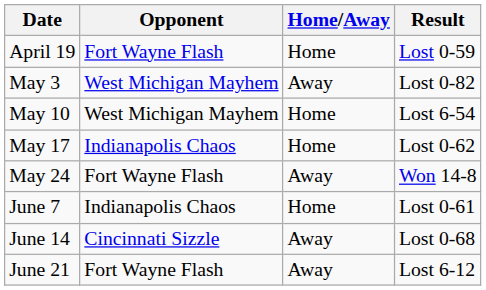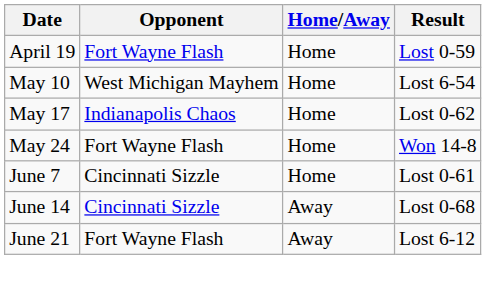- row: (35, 82)
(310, 176) Away -> (312, 144) Home
(160, 207) Indianapolis Chaos -> (152, 176) Cincinnati Sizzle
